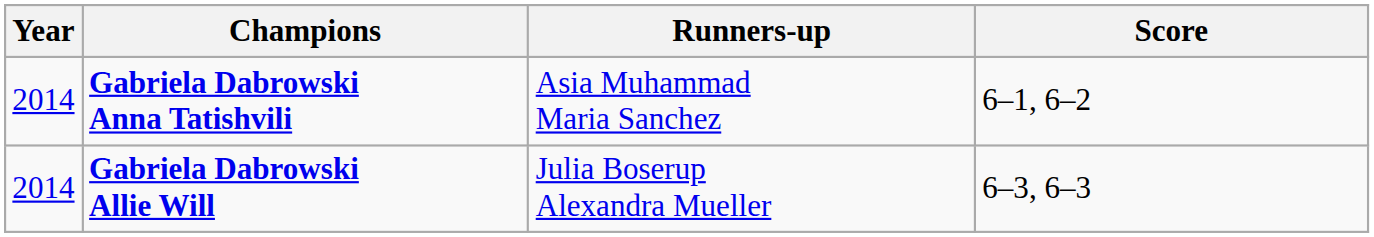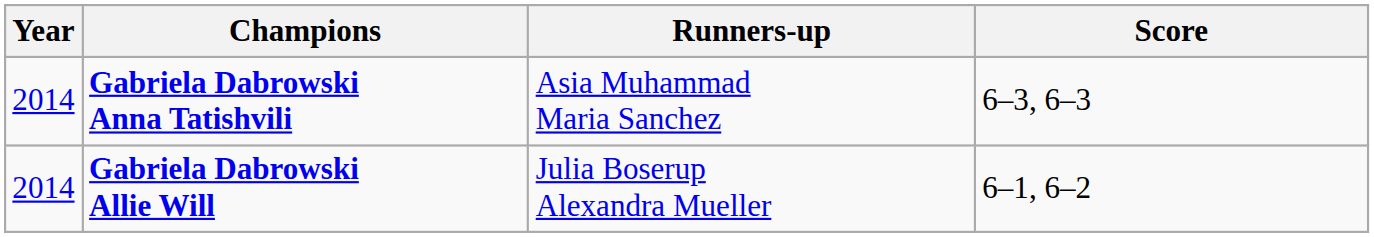(1037, 100) 6–1, 6–2 -> (1037, 100) 6–3, 6–3
(1037, 188) 6–3, 6–3 -> (1037, 188) 6–1, 6–2
